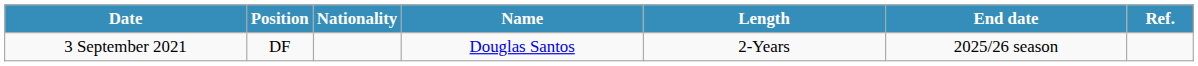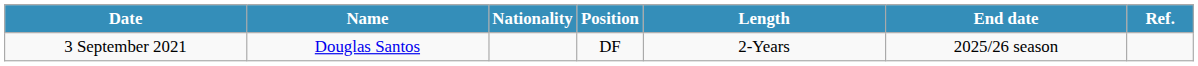columns swapped: (280, 18) <-> (522, 18)
